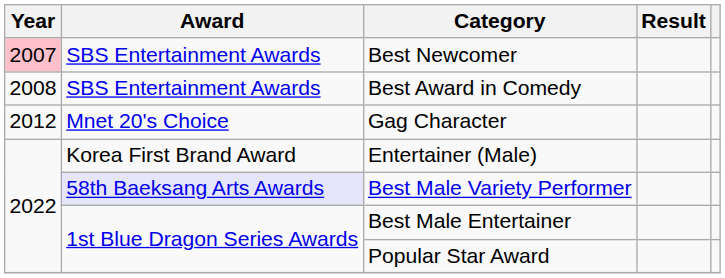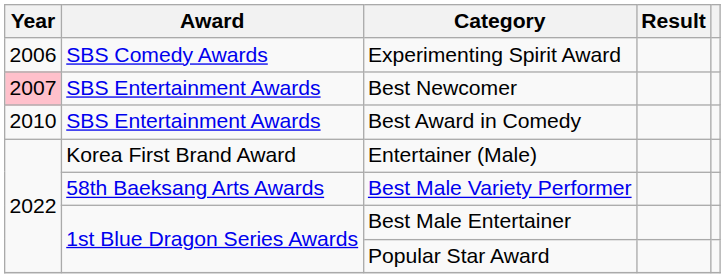+ row: (494, 54)
(33, 88) 2008 -> (33, 121) 2010
- row: (437, 121)
(195, 188) lavender background -> (195, 188) no background
